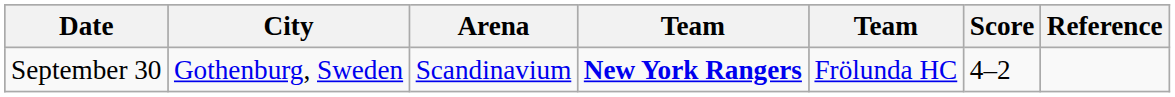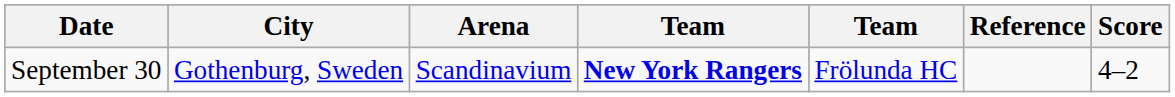columns swapped: (1002, 26) <-> (1105, 26)
